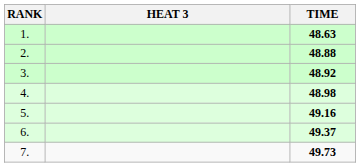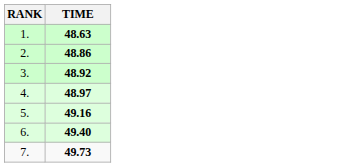- column: (168, 14)
(323, 54) 48.88 -> (78, 54) 48.86
(323, 93) 48.98 -> (78, 93) 48.97
(323, 133) 49.37 -> (78, 133) 49.40
